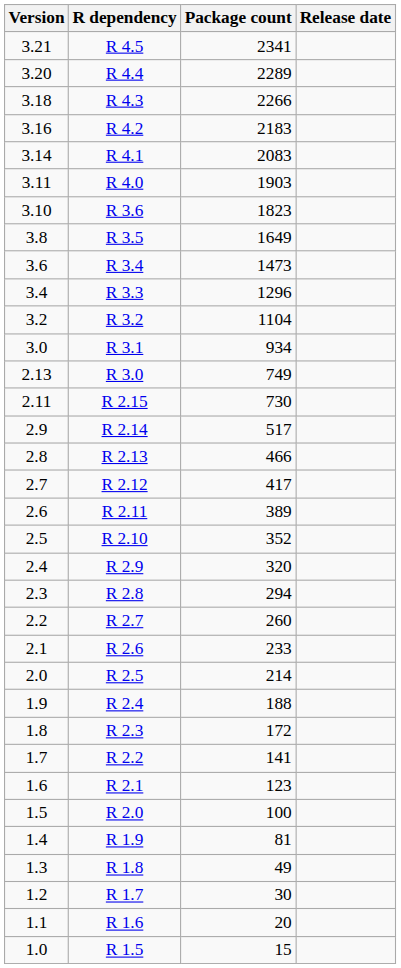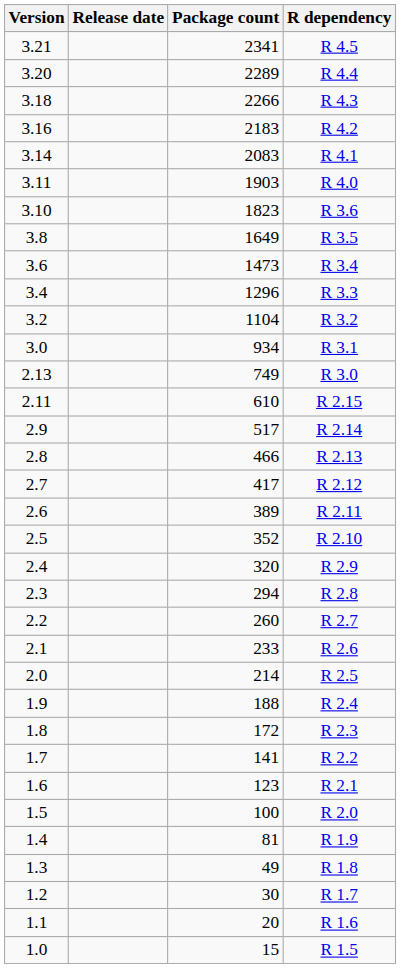columns swapped: (345, 18) <-> (125, 18)
(279, 401) 730 -> (266, 401) 610
